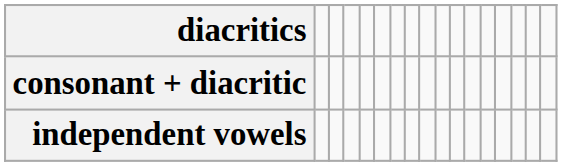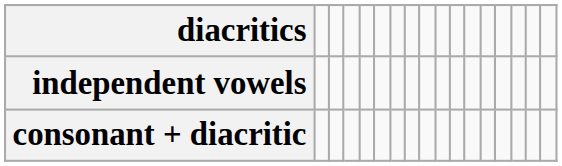rows swapped: (169, 134) <-> (160, 82)
